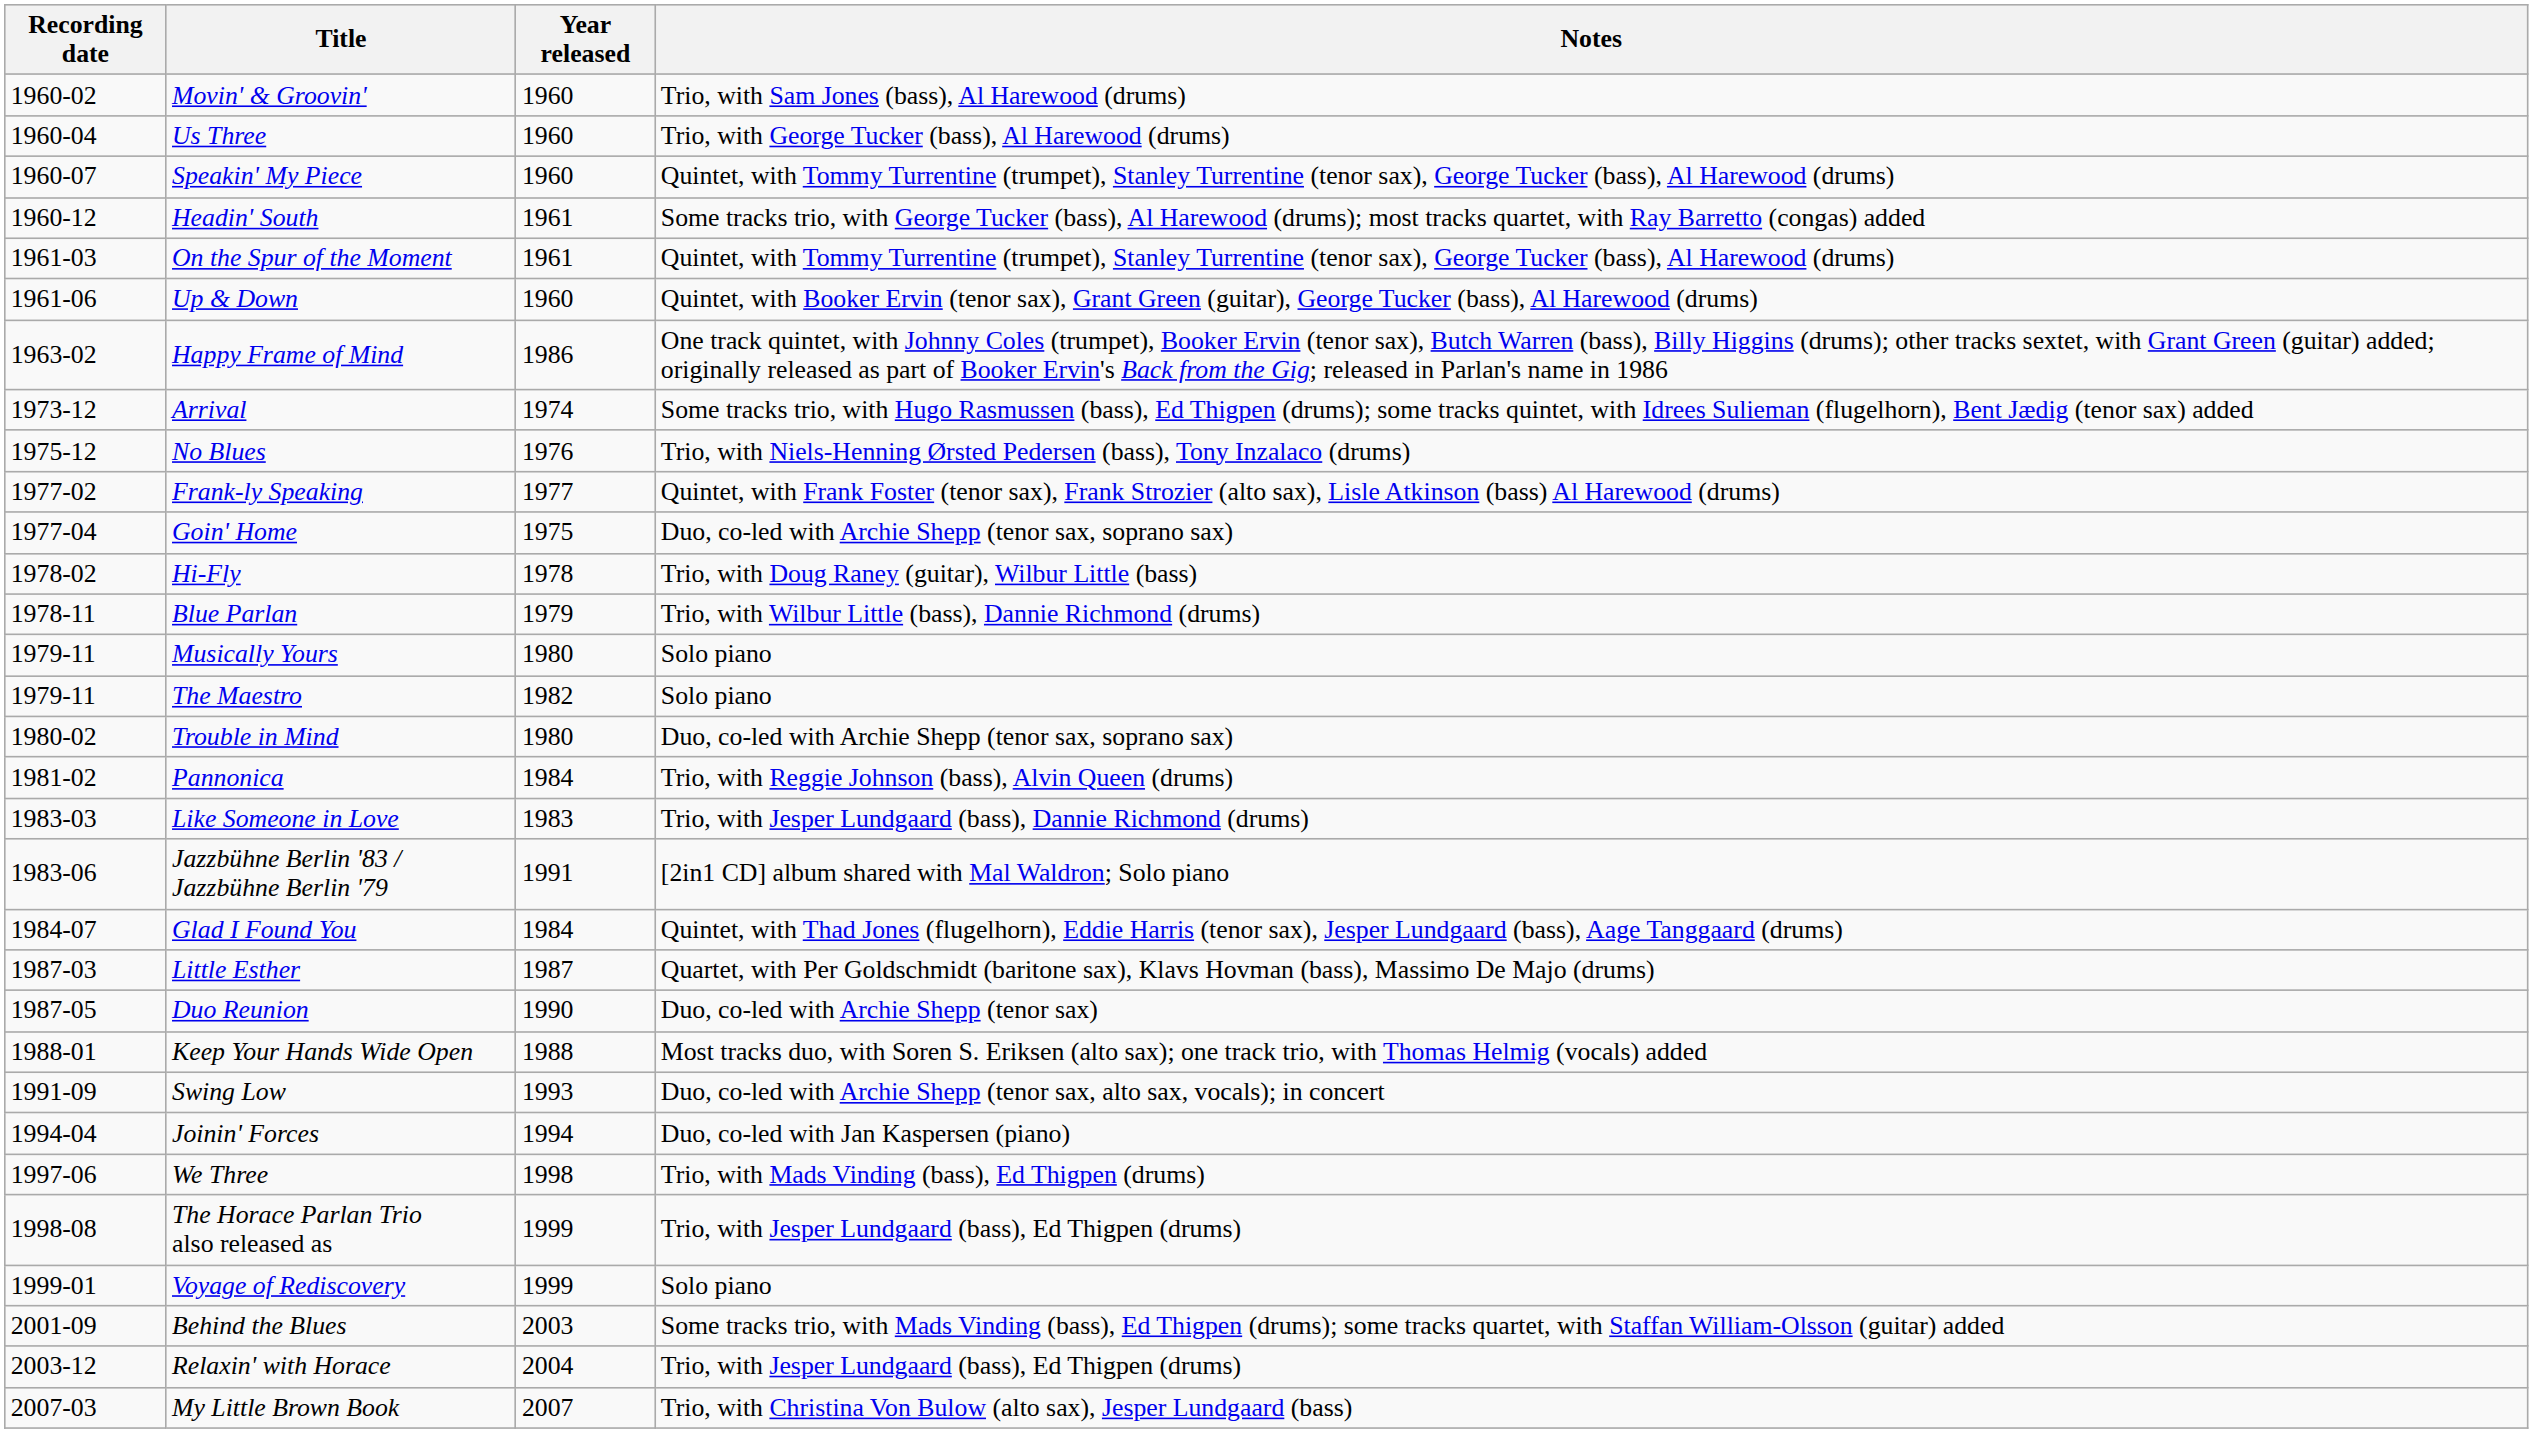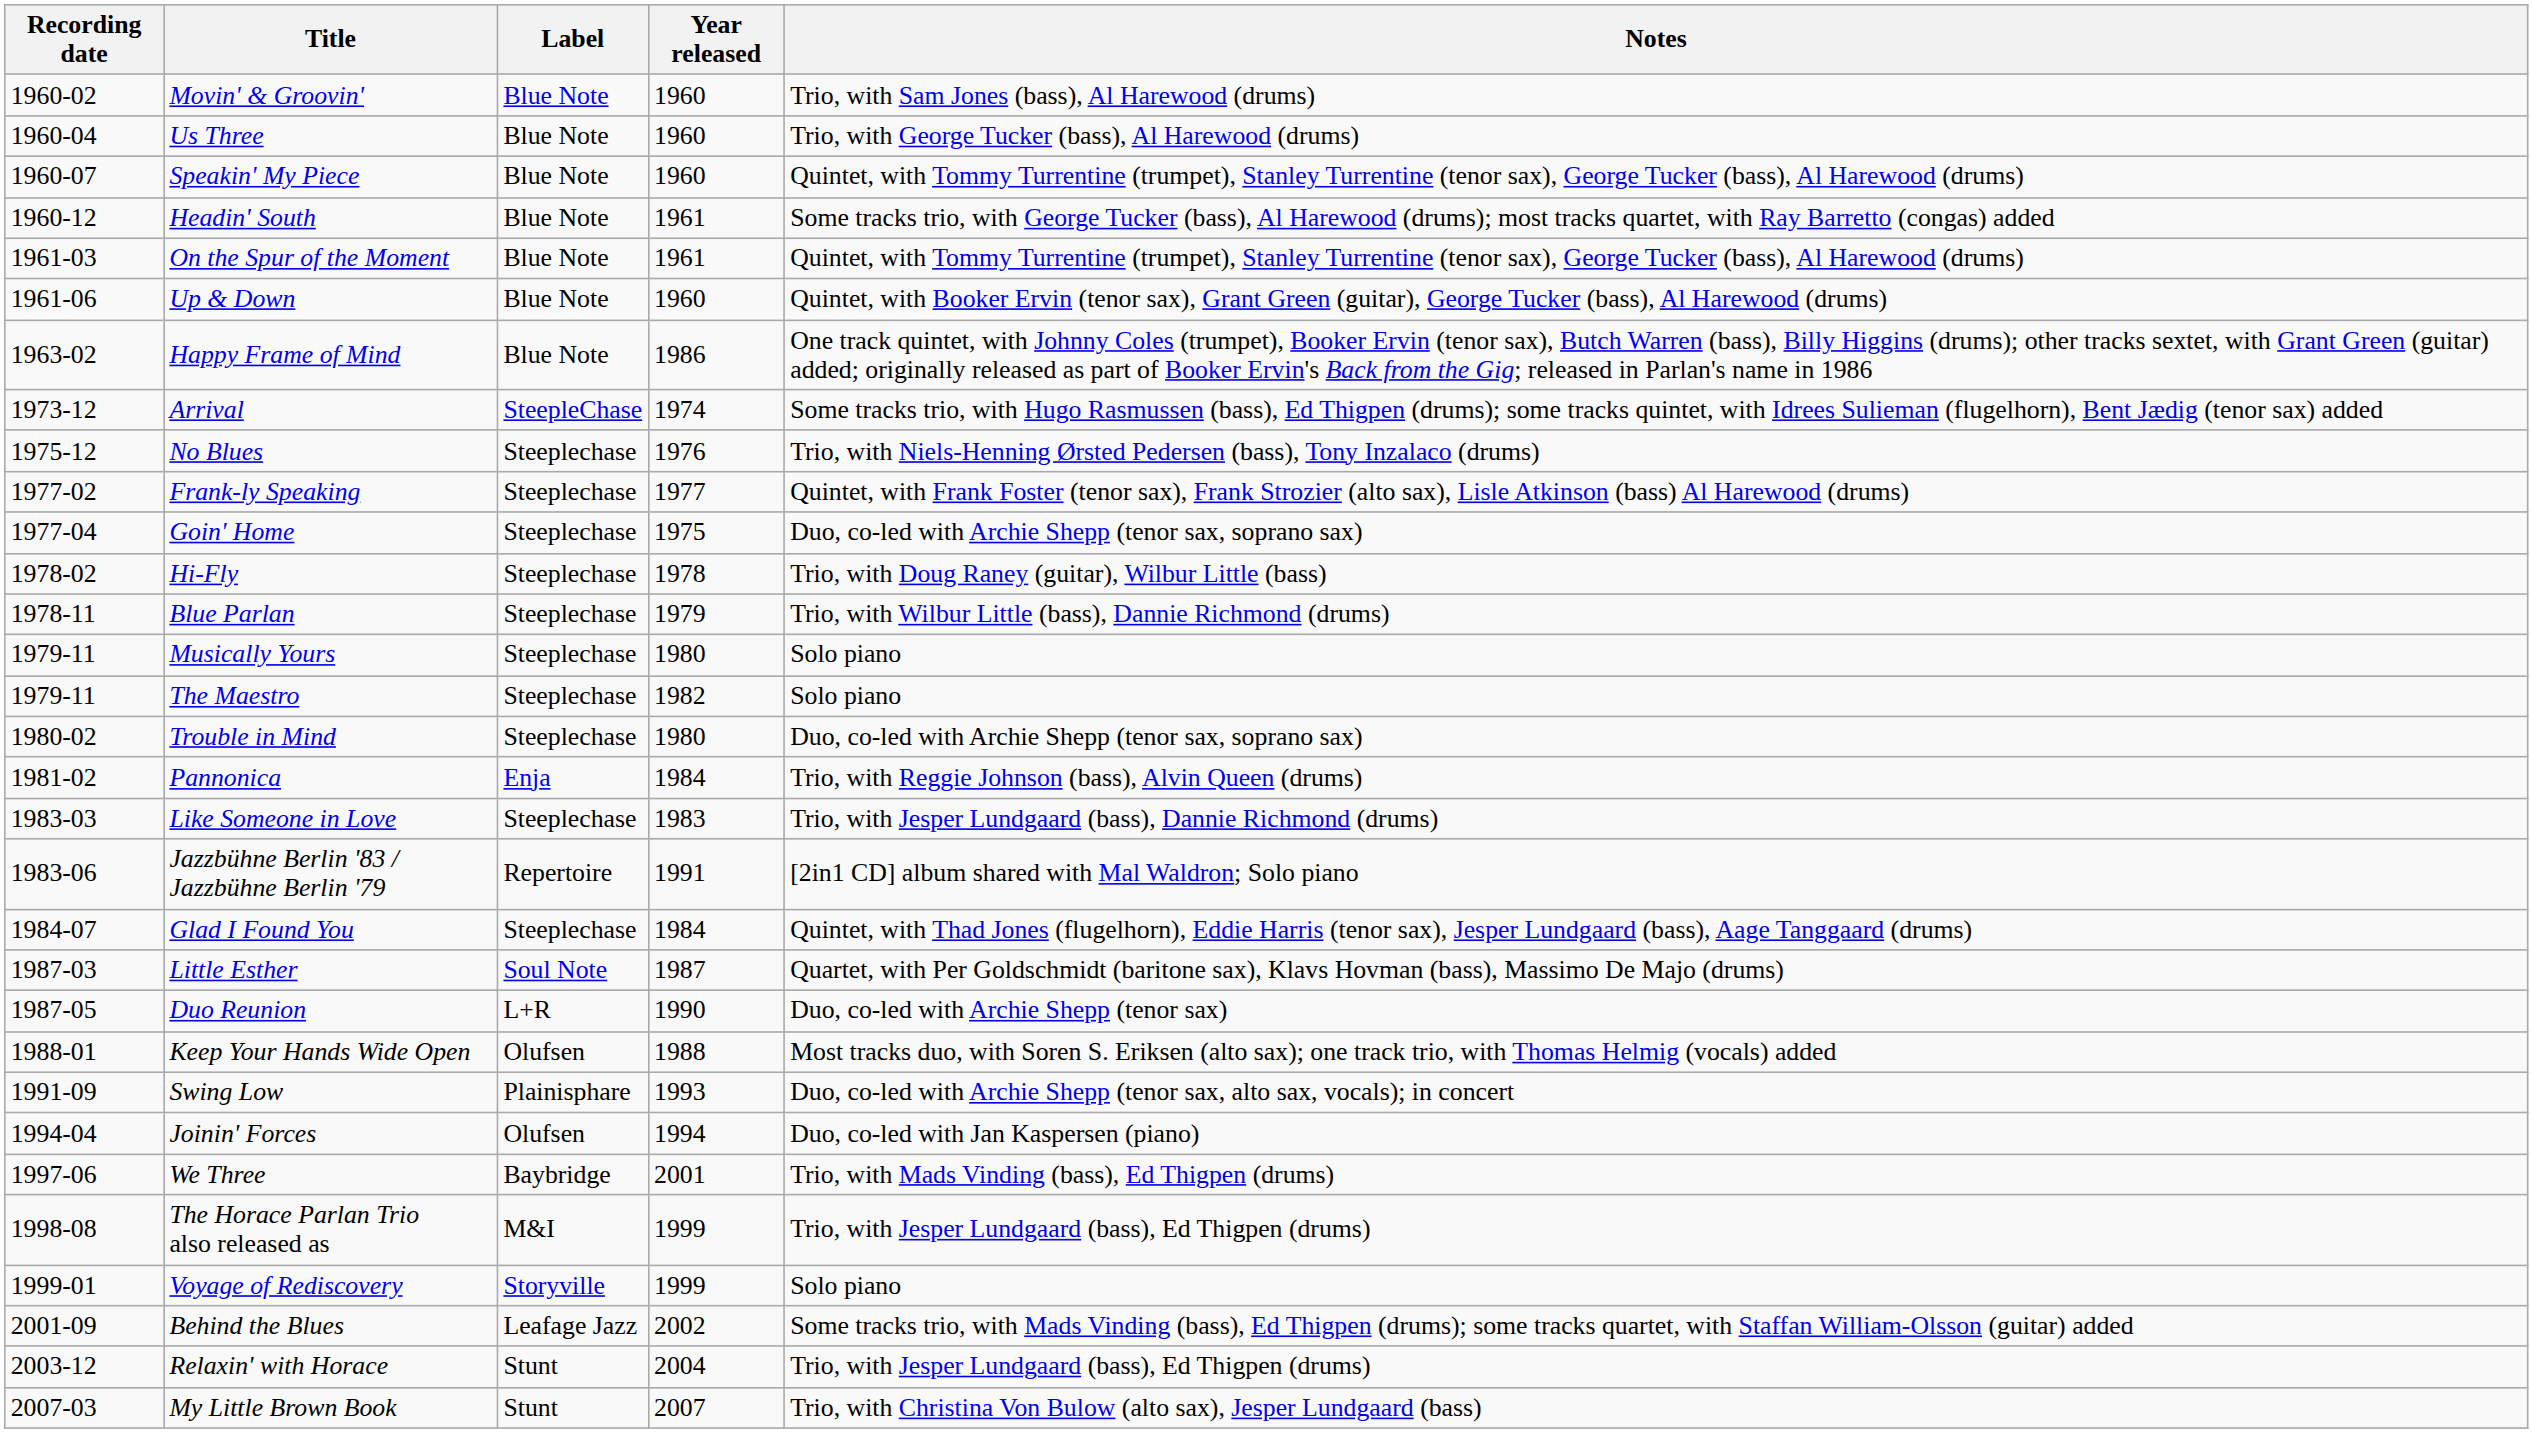+ column: (573, 39)
(548, 1174) 1998 -> (680, 1174) 2001
(548, 1325) 2003 -> (680, 1325) 2002
